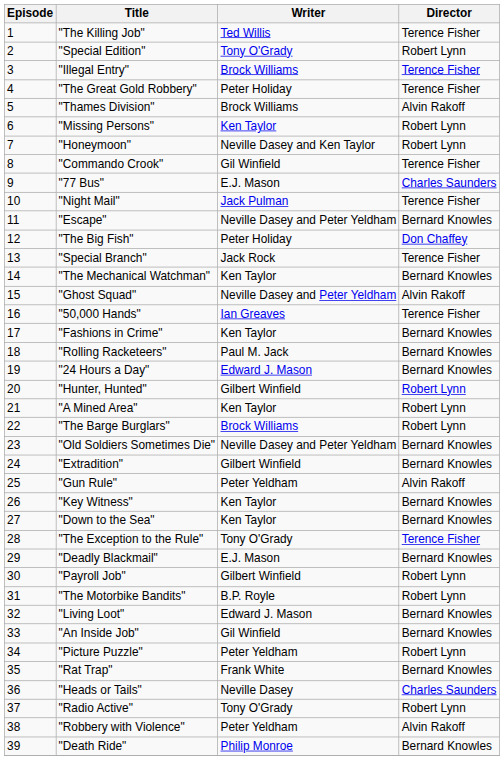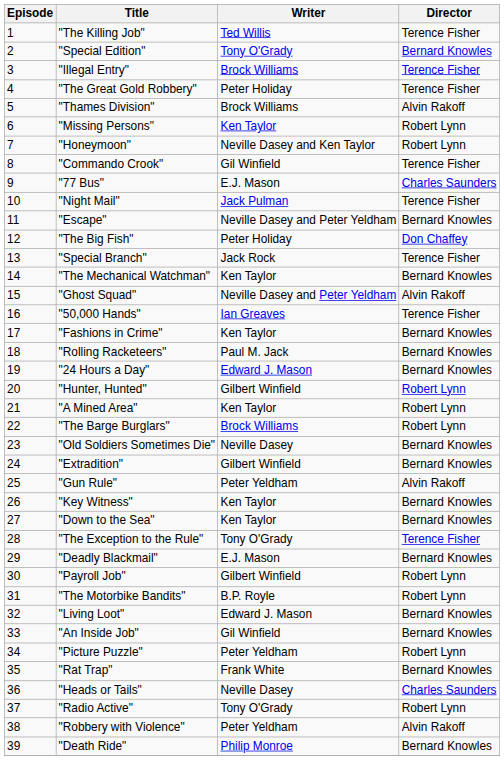(434, 51) Robert Lynn -> (447, 51) Bernard Knowles
(308, 445) Neville Dasey and Peter Yeldham -> (257, 445) Neville Dasey
